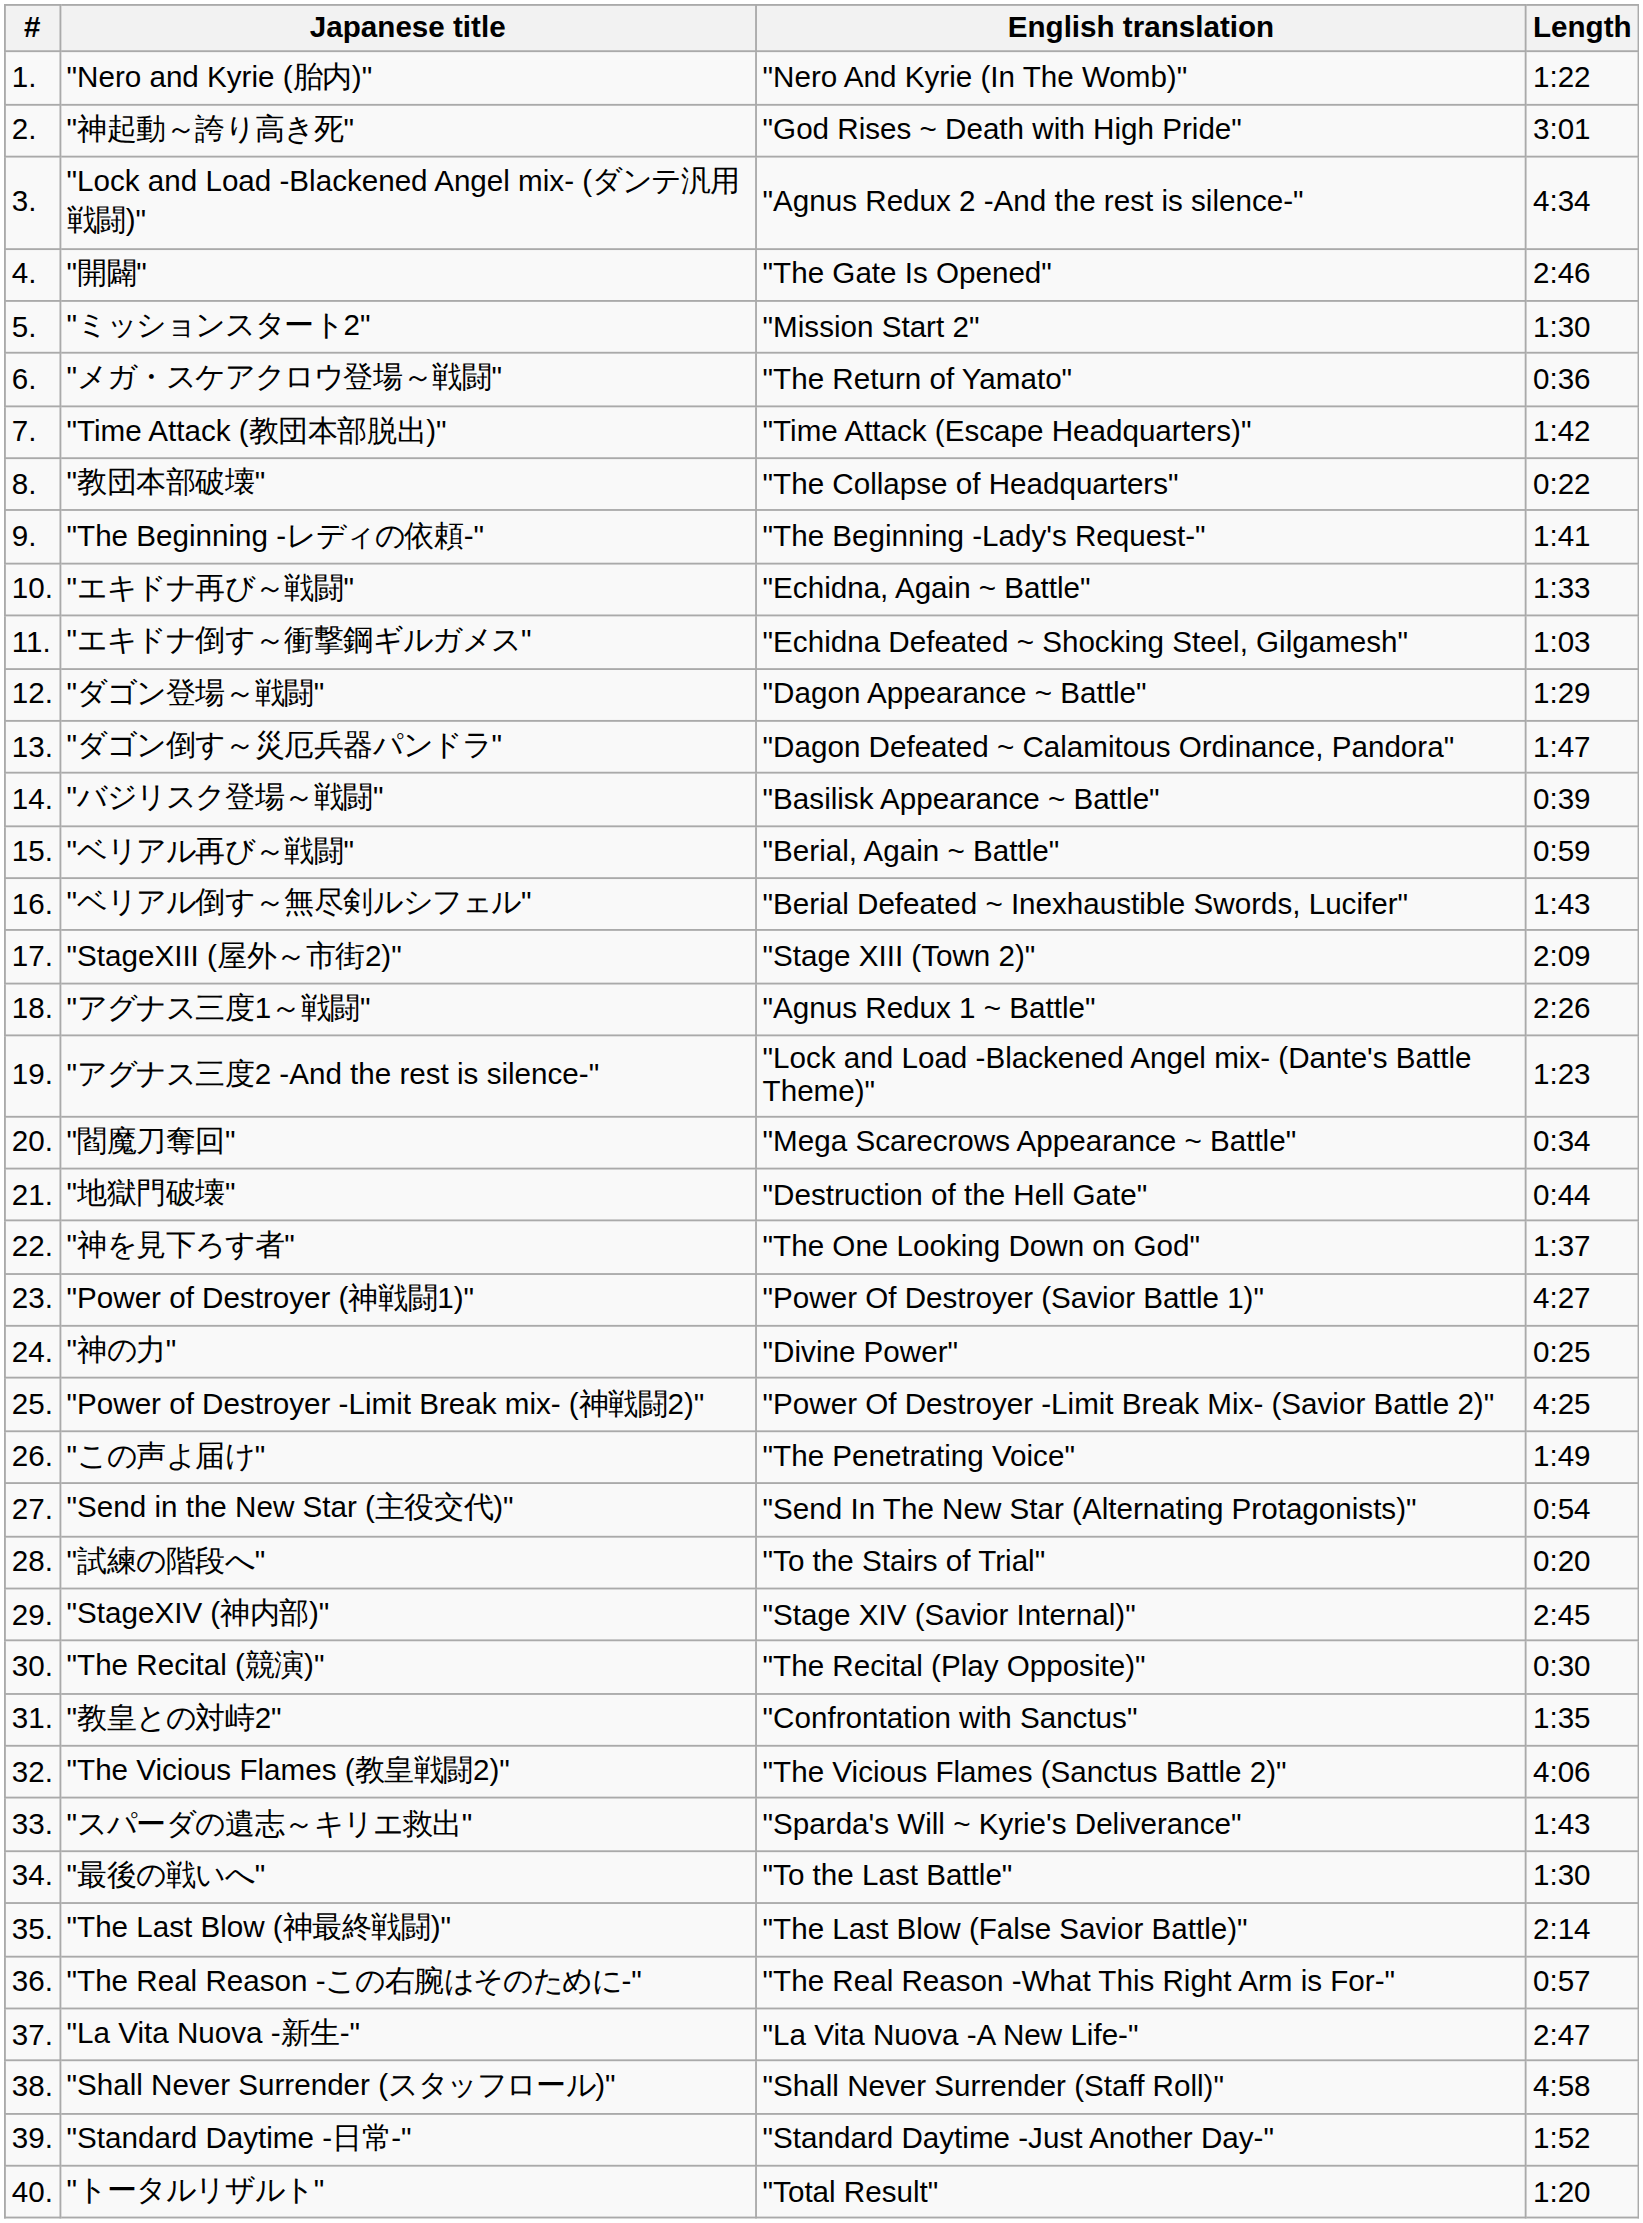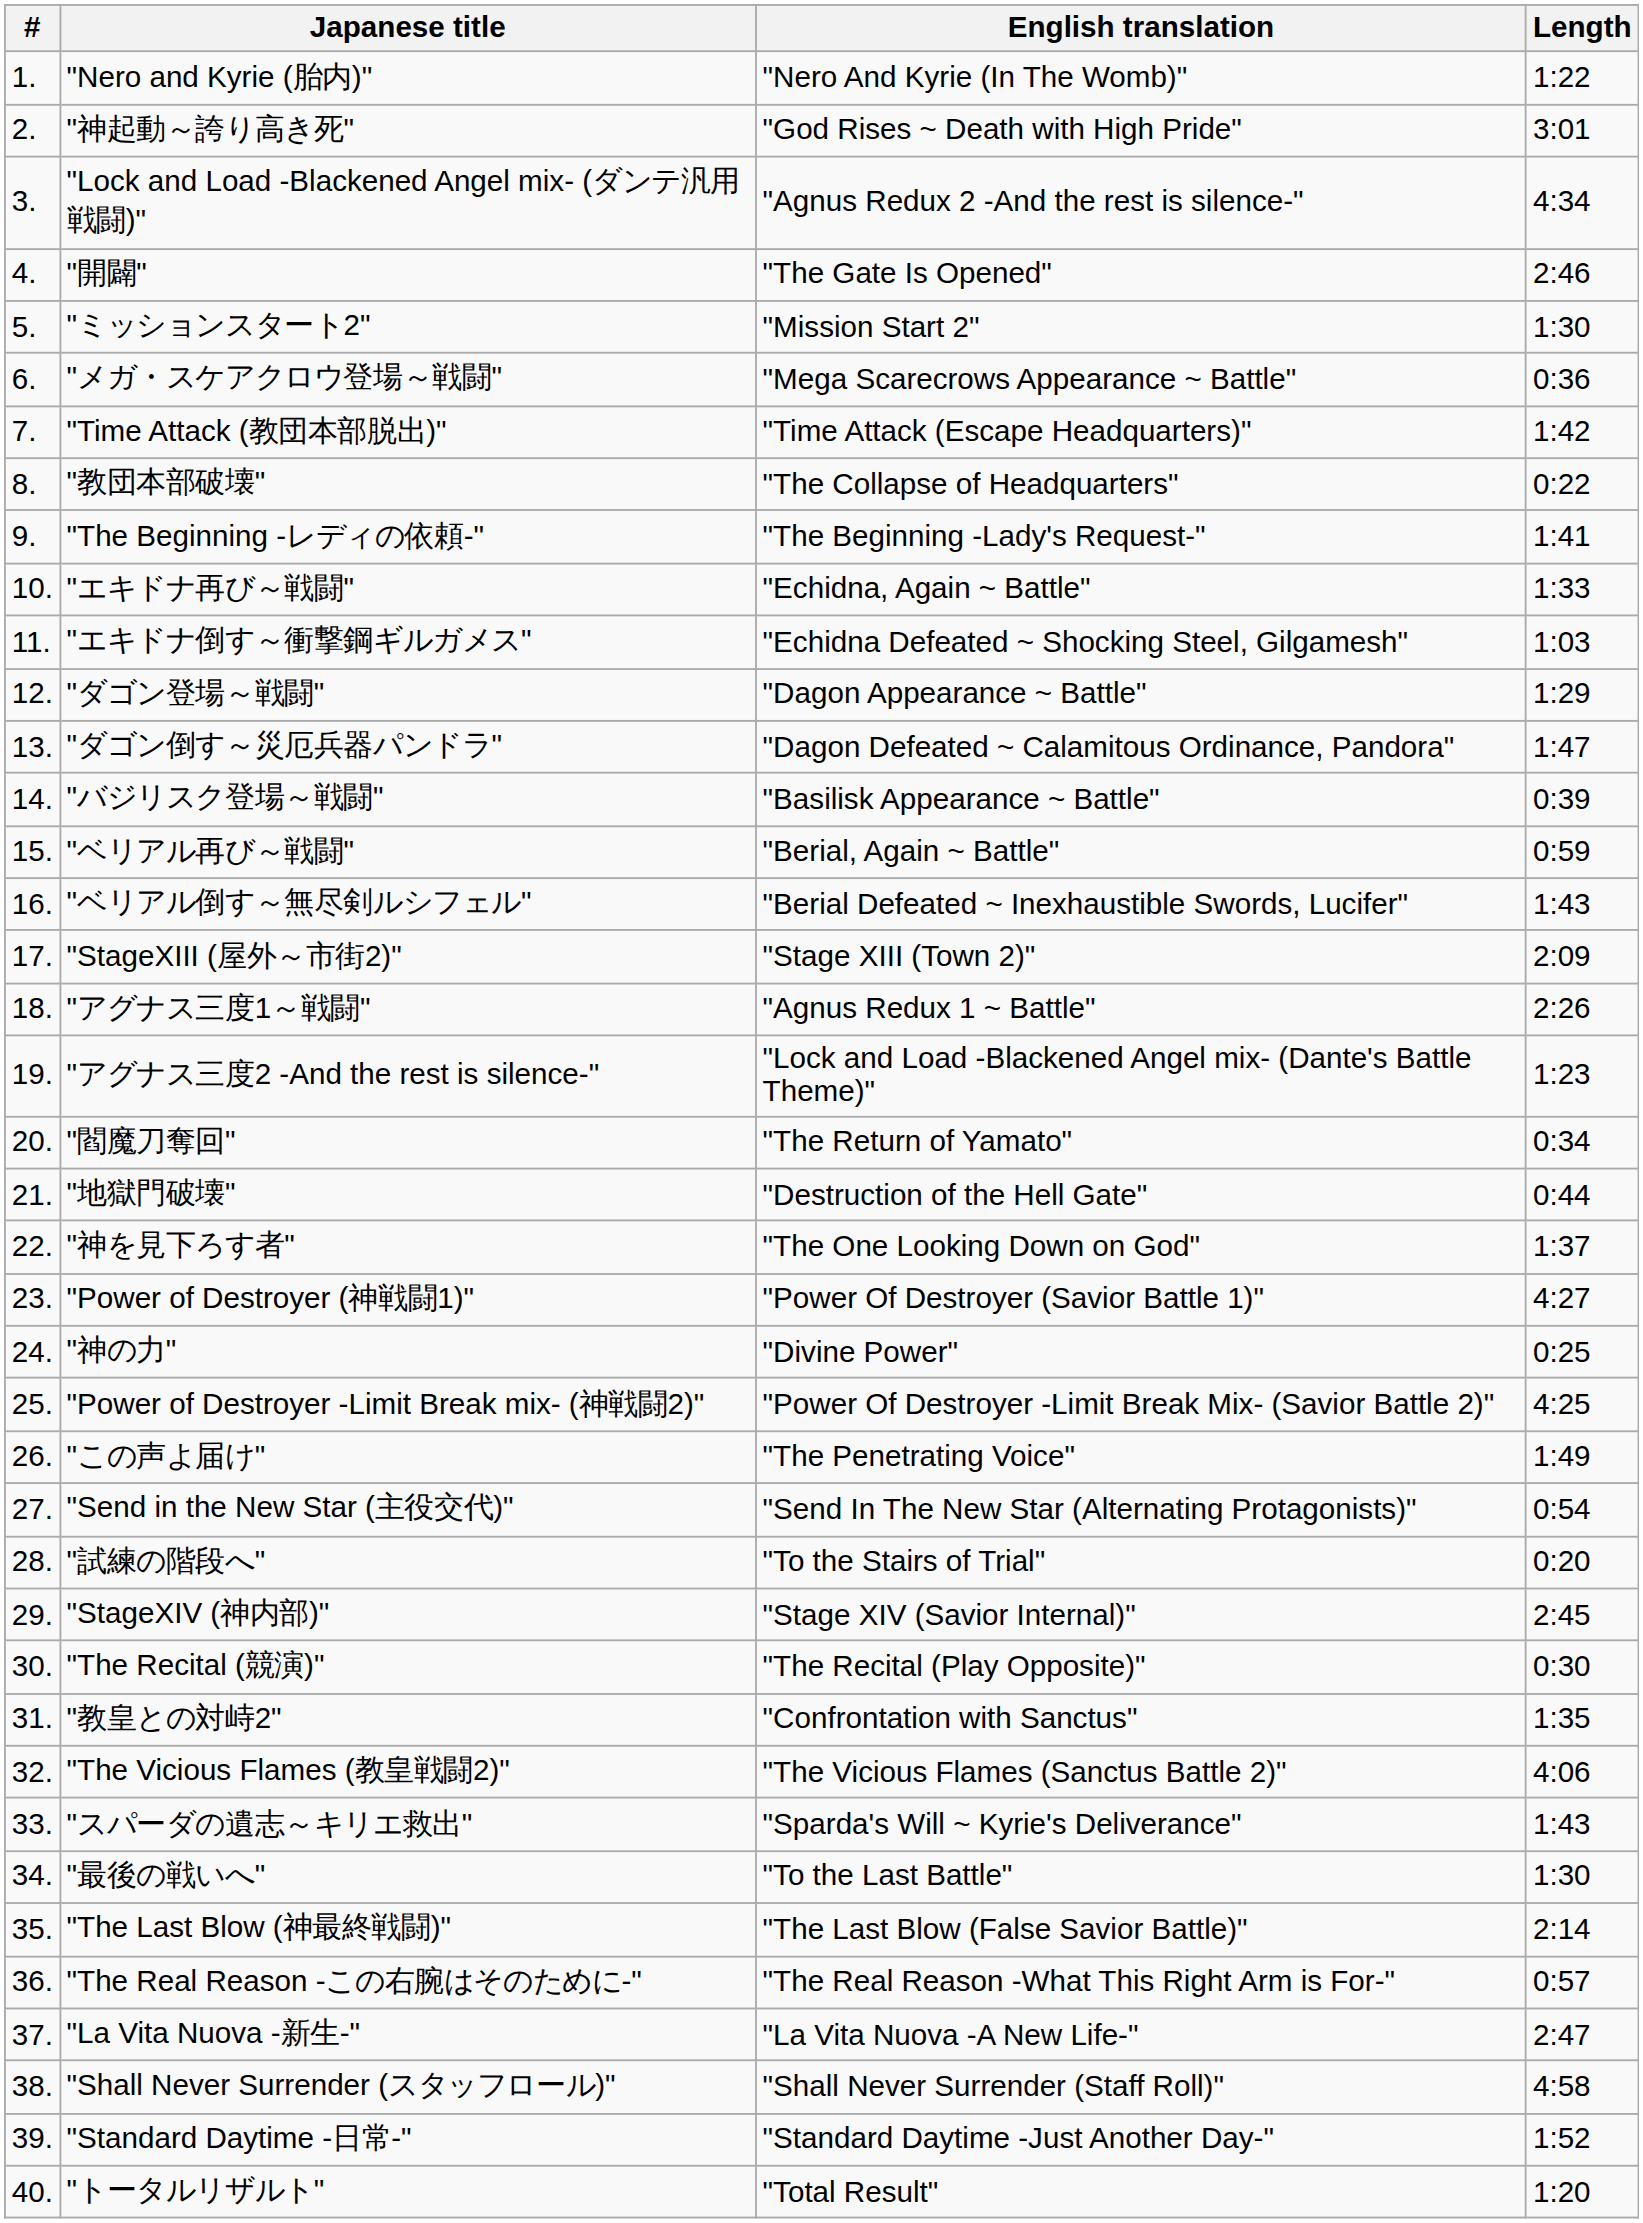(917, 379) "The Return of Yamato" -> (1029, 379) "Mega Scarecrows Appearance ~ Battle"
(1029, 1141) "Mega Scarecrows Appearance ~ Battle" -> (917, 1141) "The Return of Yamato"
